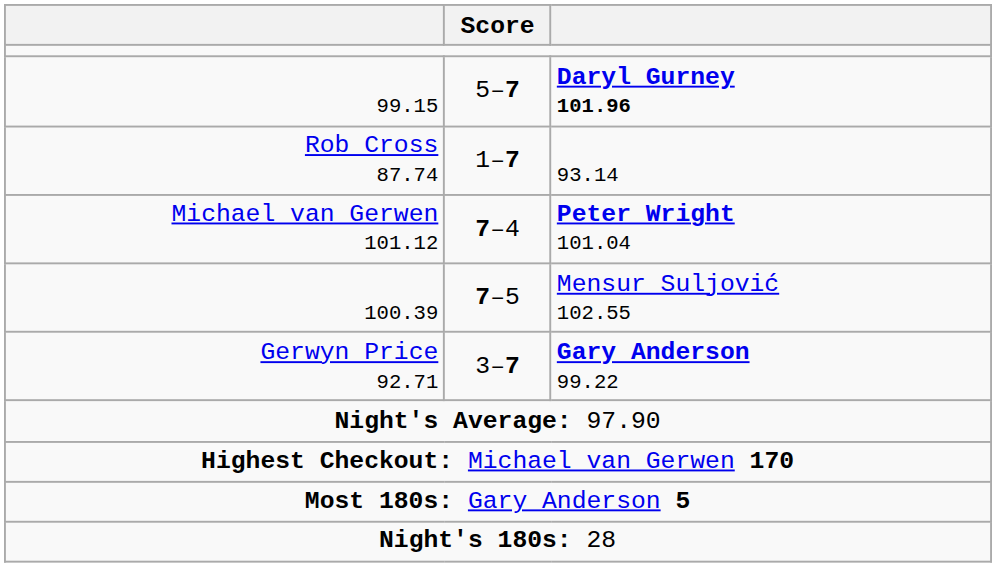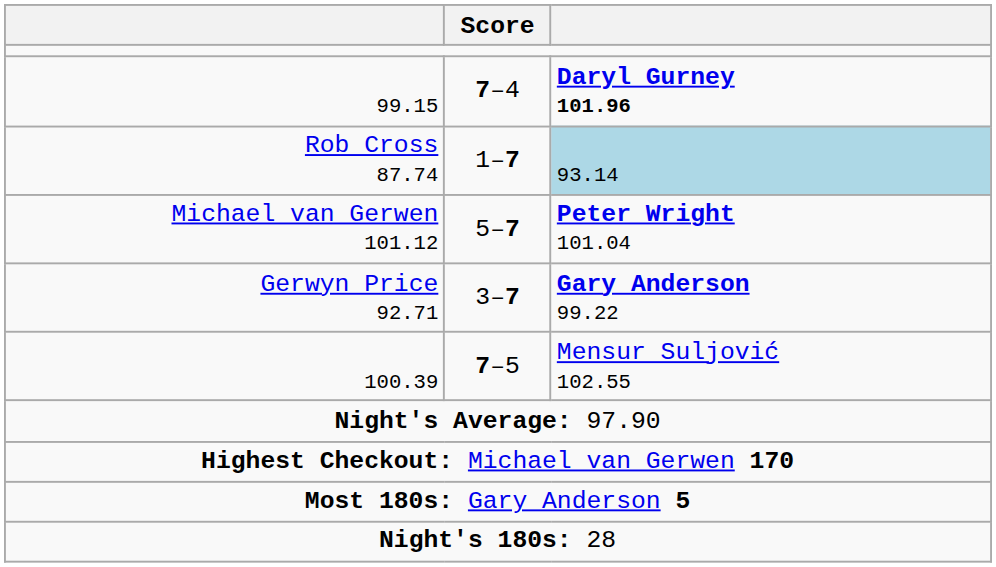(498, 91) 5–7 -> (498, 91) 7–4
(588, 175) no background -> (588, 175) lightblue background
(498, 229) 7–4 -> (498, 229) 5–7
rows swapped: (349, 365) <-> (401, 313)
